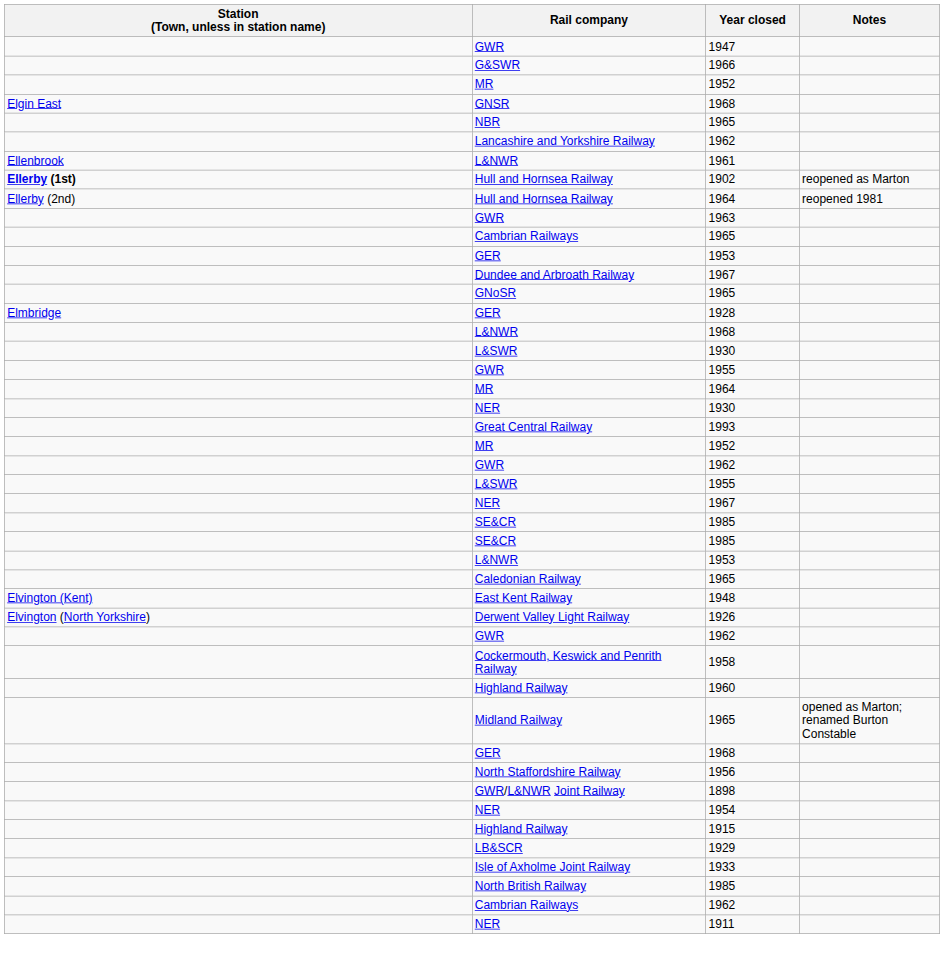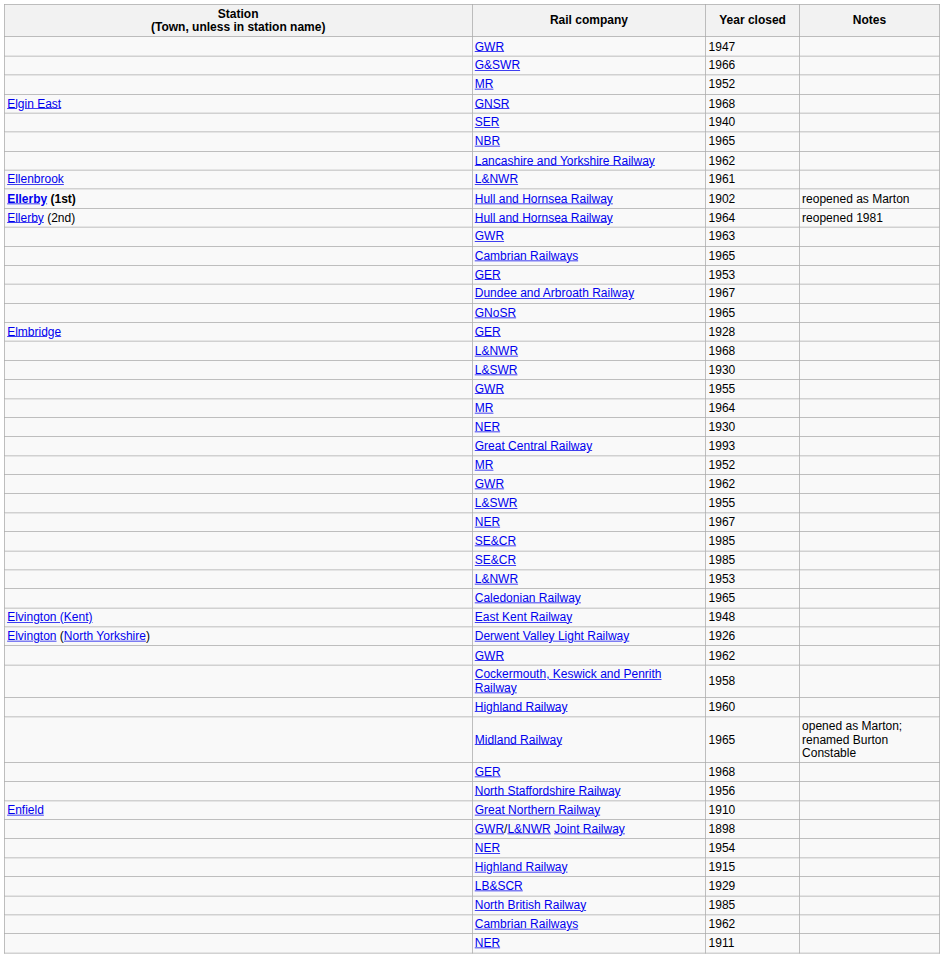+ row: (487, 122)
+ row: (537, 810)
- row: (552, 867)
